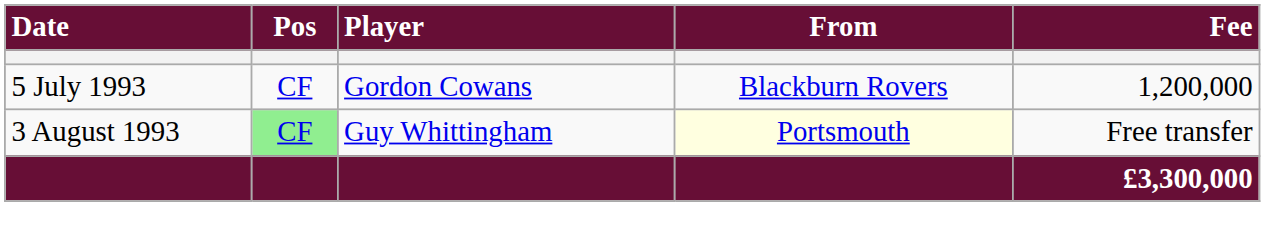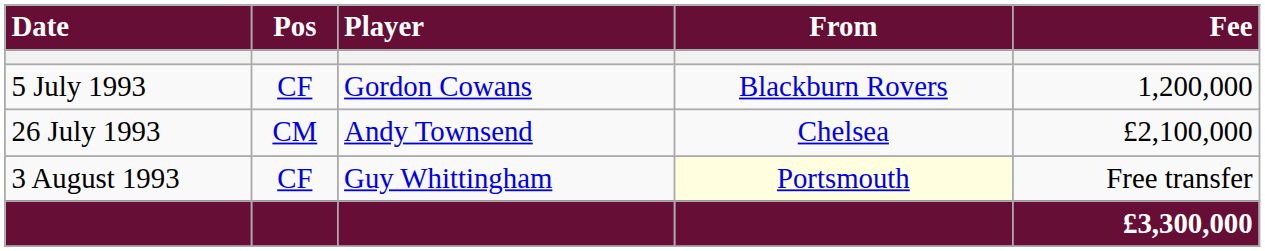+ row: (86, 131)
(295, 131) lightgreen background -> (295, 177) no background
